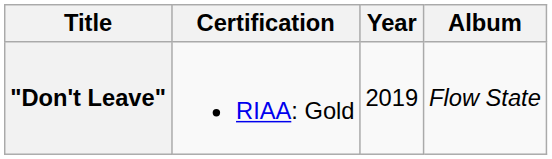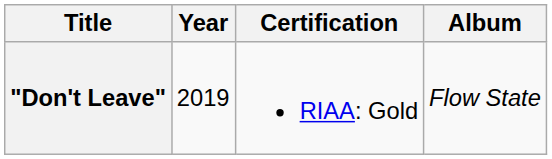columns swapped: (392, 23) <-> (266, 23)
